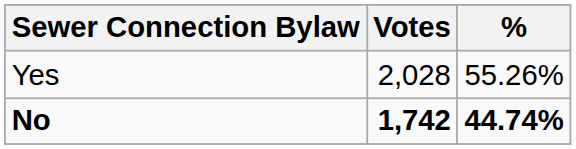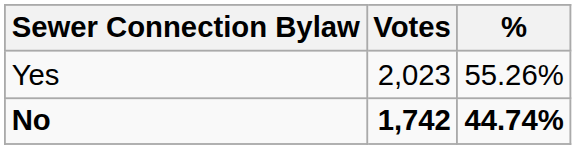(414, 74) 2,028 -> (414, 74) 2,023
